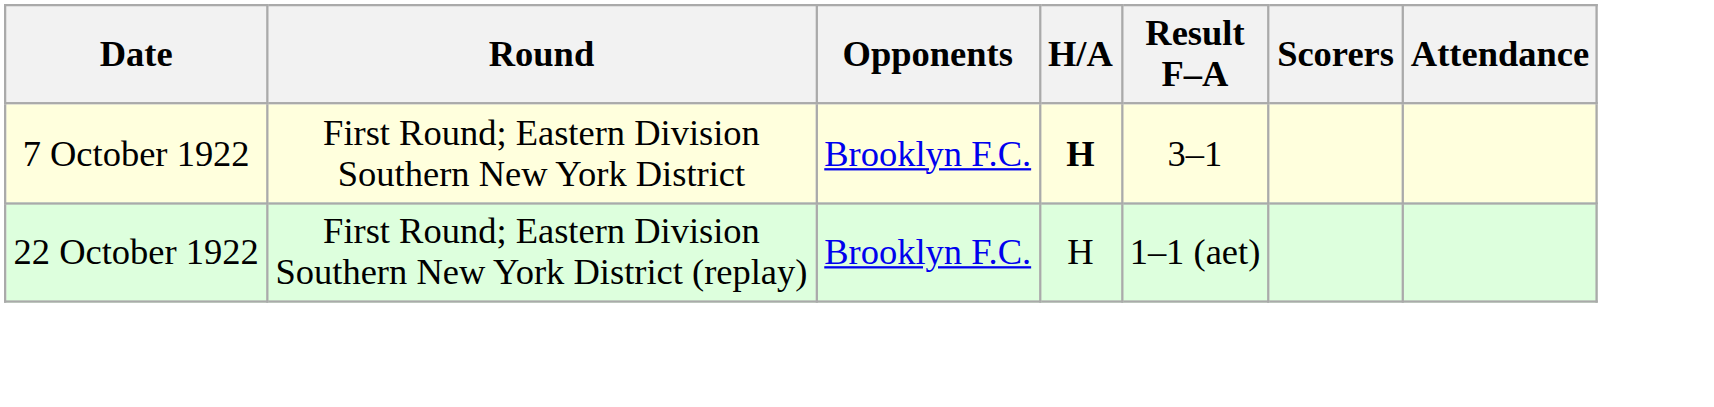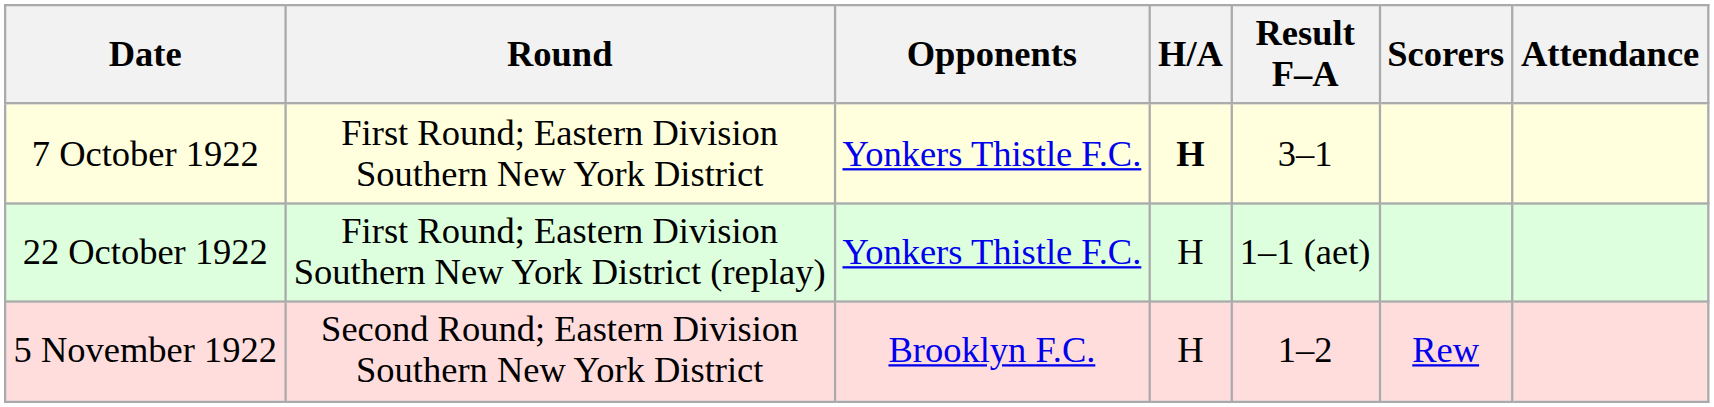(928, 152) Brooklyn F.C. -> (992, 152) Yonkers Thistle F.C.
(928, 251) Brooklyn F.C. -> (992, 251) Yonkers Thistle F.C.
+ row: (145, 350)
